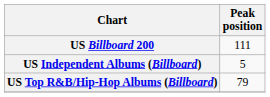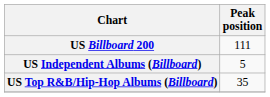(243, 82) 79 -> (243, 82) 35
